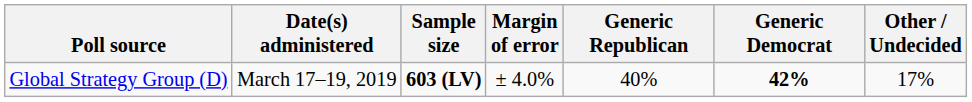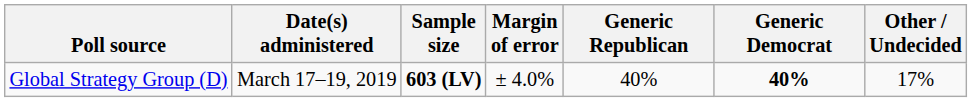(789, 79) 42% -> (789, 79) 40%
